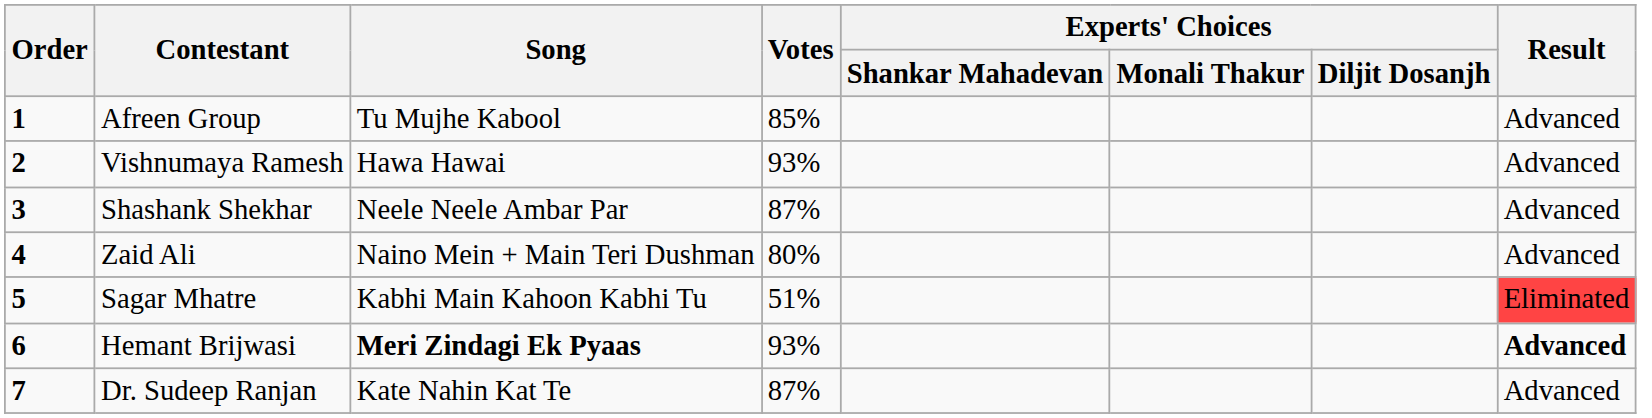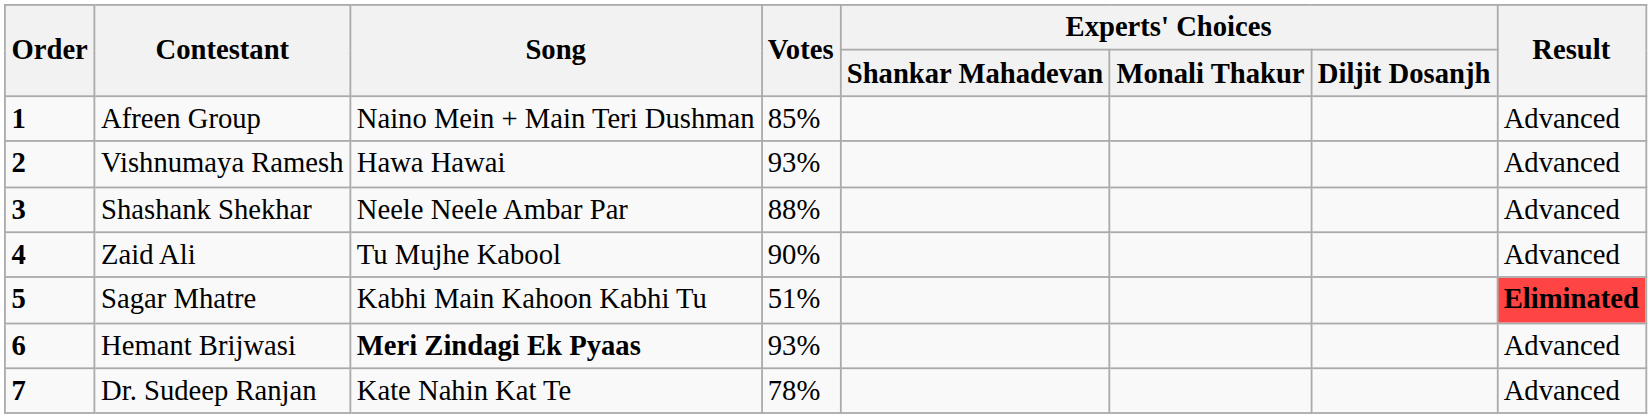(459, 118) Tu Mujhe Kabool -> (556, 118) Naino Mein + Main Teri Dushman
(794, 208) 87% -> (794, 208) 88%
(556, 254) Naino Mein + Main Teri Dushman -> (459, 254) Tu Mujhe Kabool
(794, 254) 80% -> (794, 254) 90%
(1566, 299) normal -> (1571, 299) bold
(1565, 345) bold -> (1562, 345) normal
(794, 390) 87% -> (794, 390) 78%
